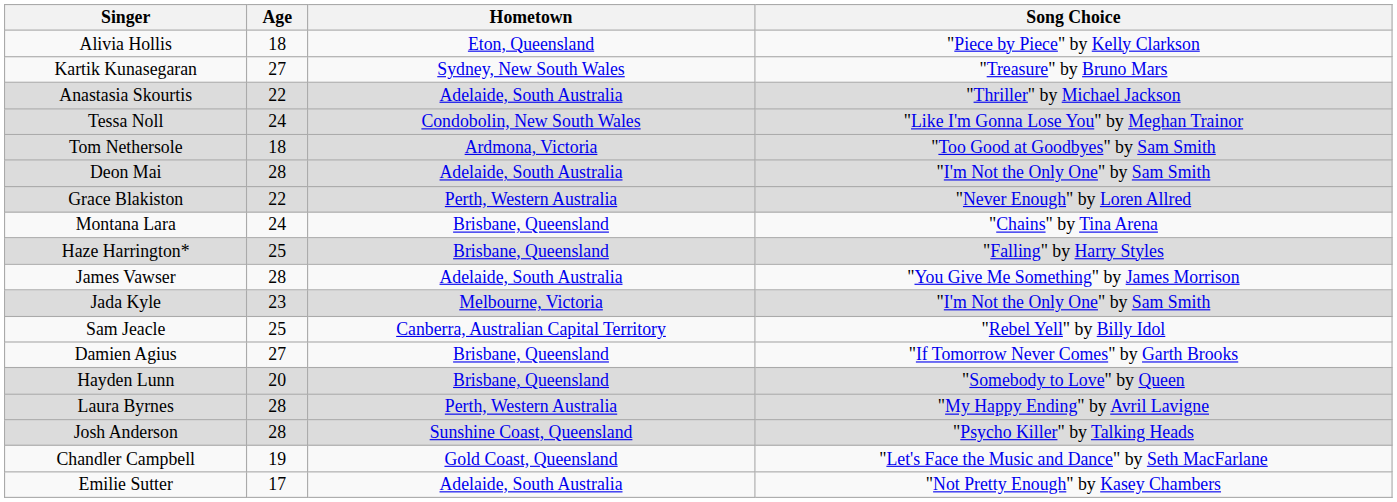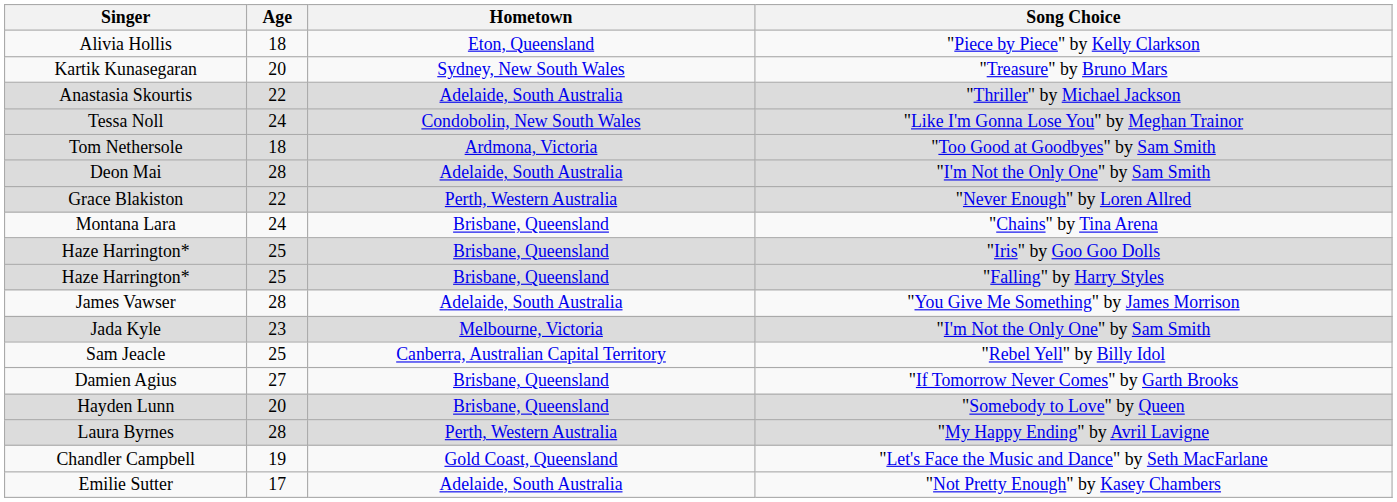(277, 69) 27 -> (277, 69) 20
+ row: (126, 250)
- row: (126, 432)
